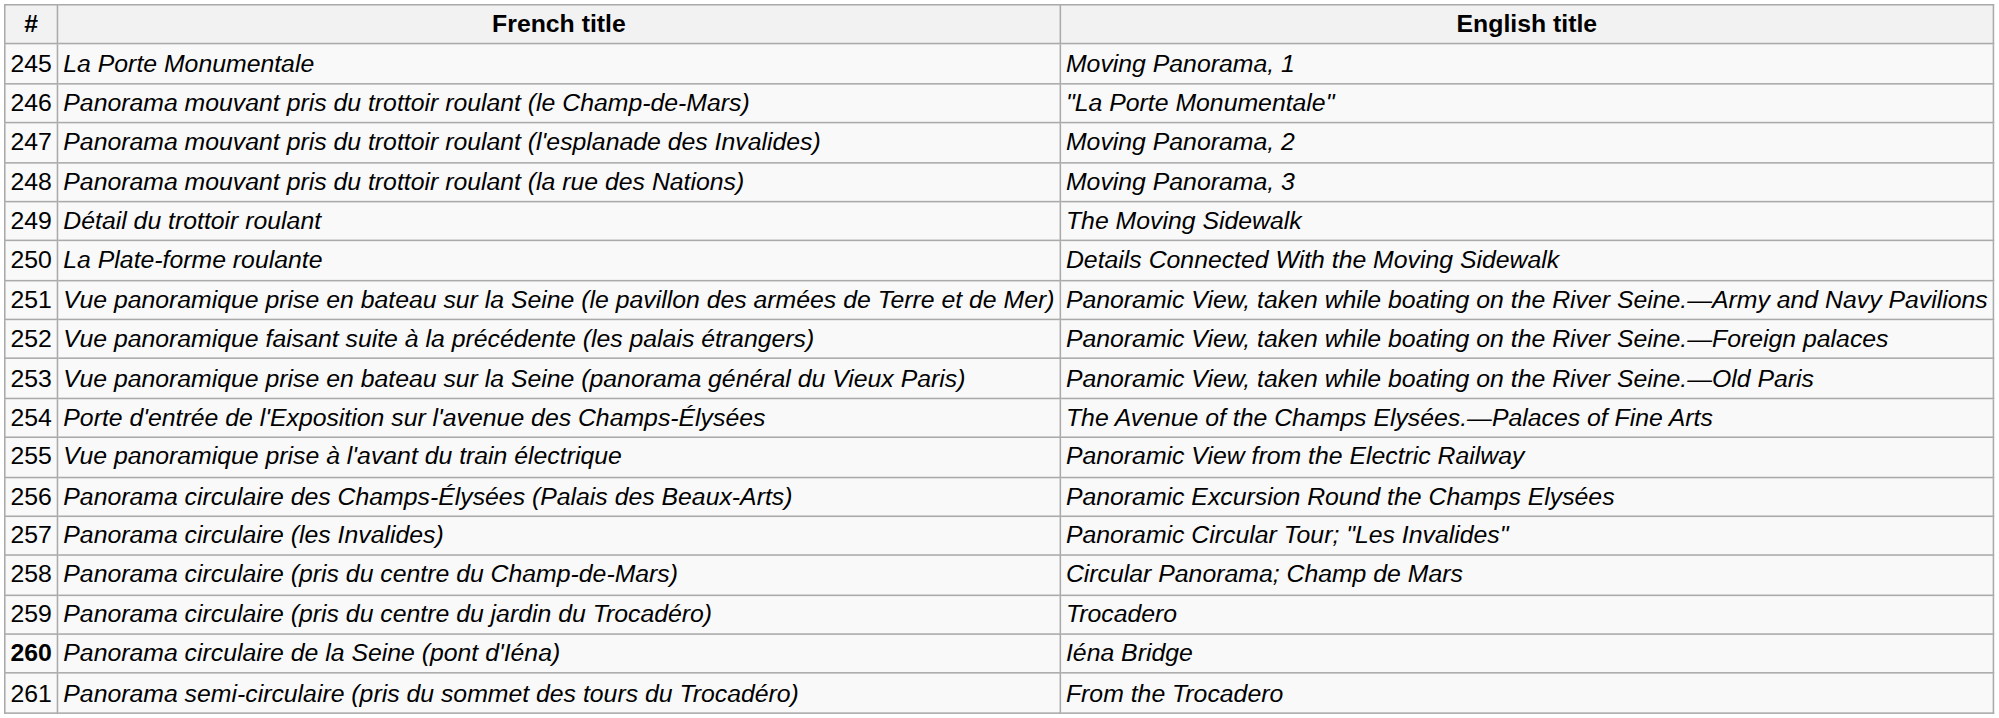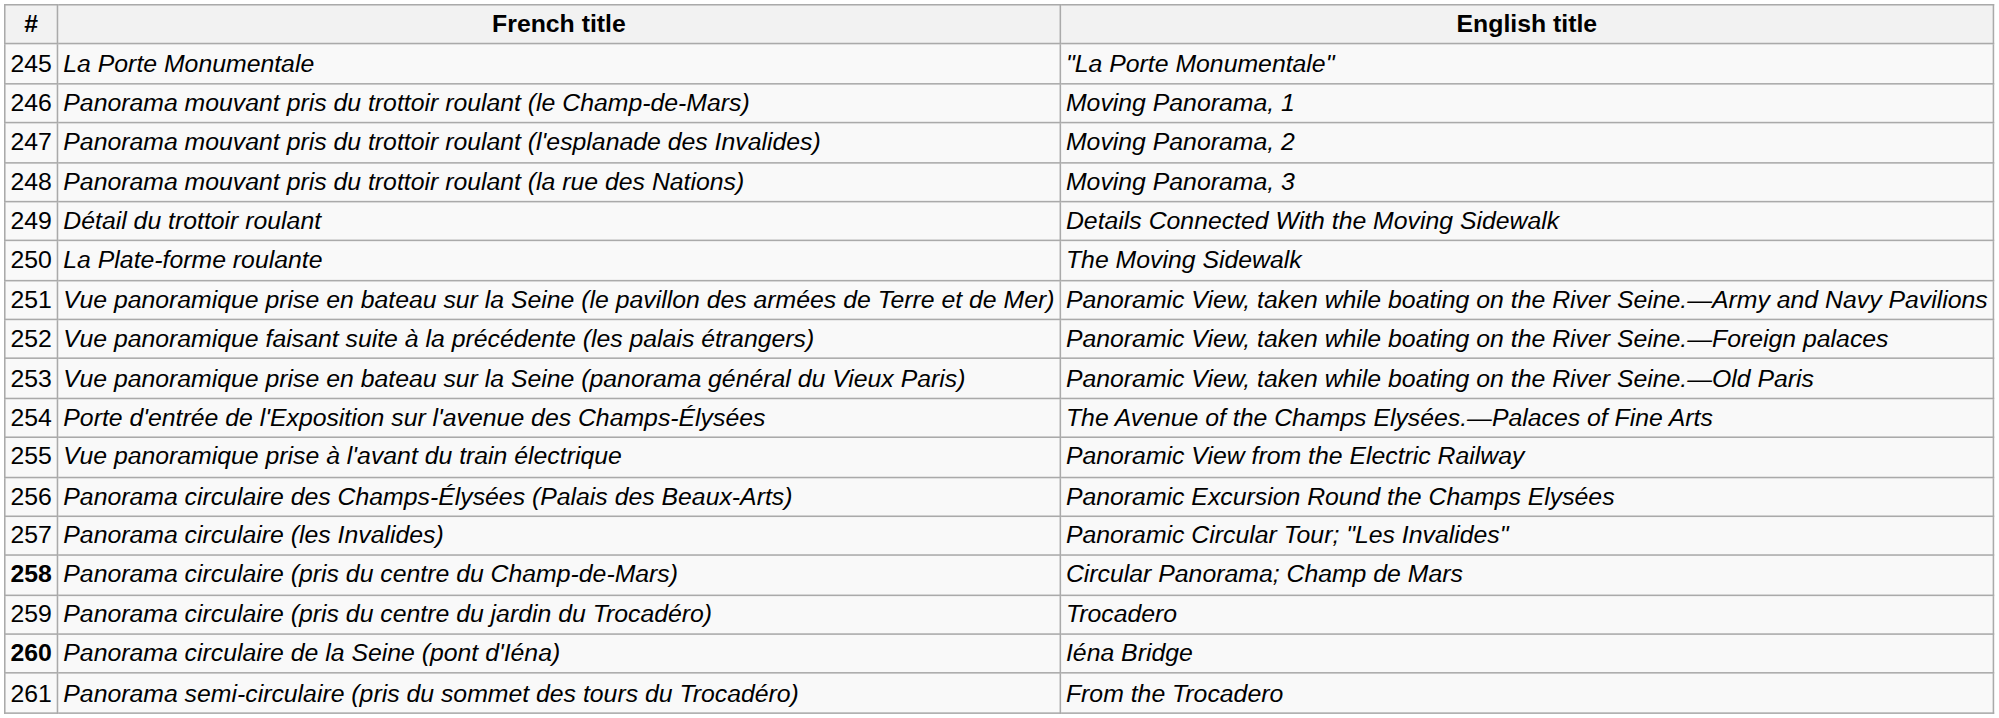(1180, 63) Moving Panorama, 1 -> (1200, 63) "La Porte Monumentale"
(1200, 102) "La Porte Monumentale" -> (1180, 102) Moving Panorama, 1
(1184, 220) The Moving Sidewalk -> (1313, 220) Details Connected With the Moving Sidewalk
(1313, 260) Details Connected With the Moving Sidewalk -> (1184, 260) The Moving Sidewalk
(31, 574) normal -> (31, 574) bold
